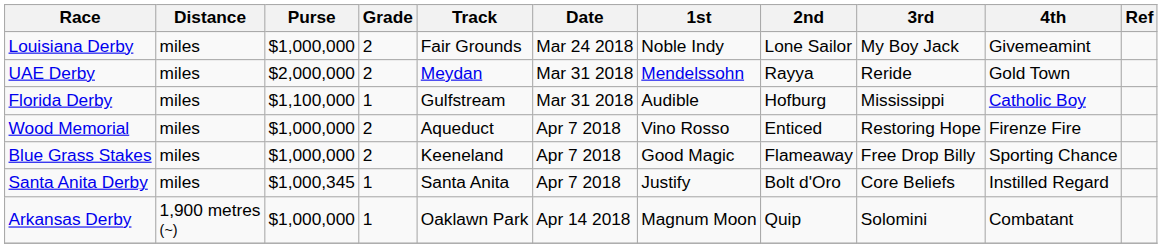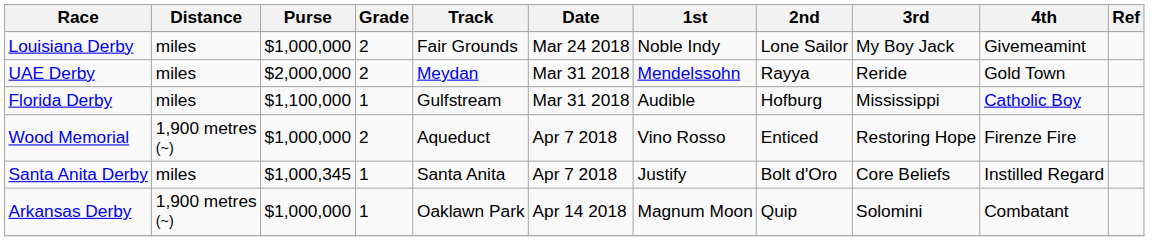(180, 127) miles -> (206, 137) 1,900 metres (~)
- row: (80, 155)
